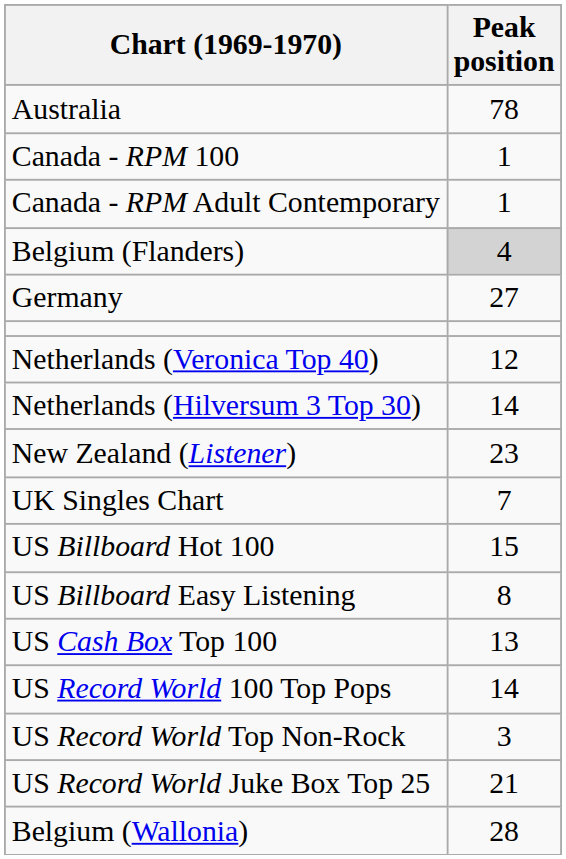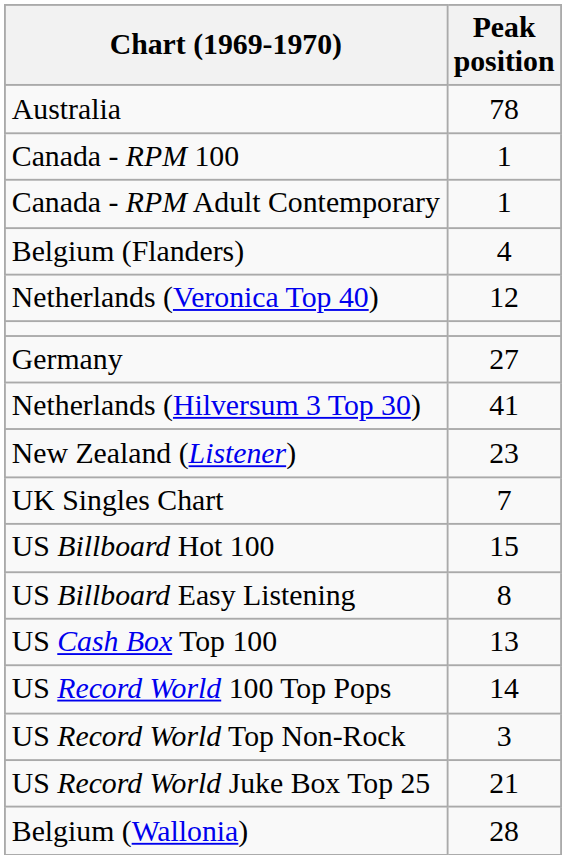(504, 250) lightgrey background -> (504, 250) no background
rows swapped: (67, 297) <-> (195, 358)
(504, 405) 14 -> (504, 405) 41
